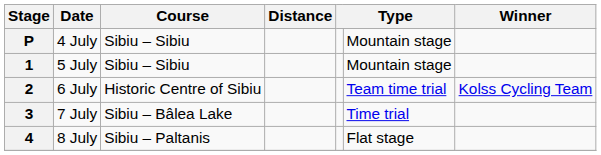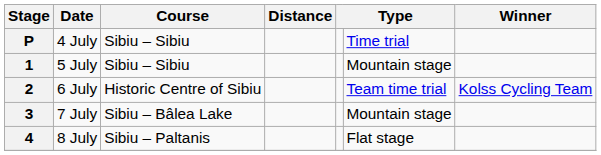(399, 41) Mountain stage -> (378, 41) Time trial
(378, 114) Time trial -> (399, 114) Mountain stage
